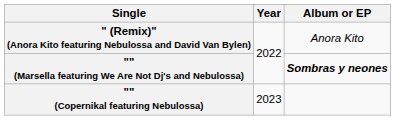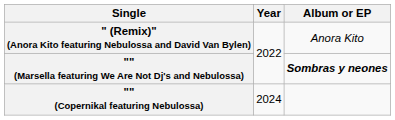(269, 99) 2023 -> (269, 99) 2024
